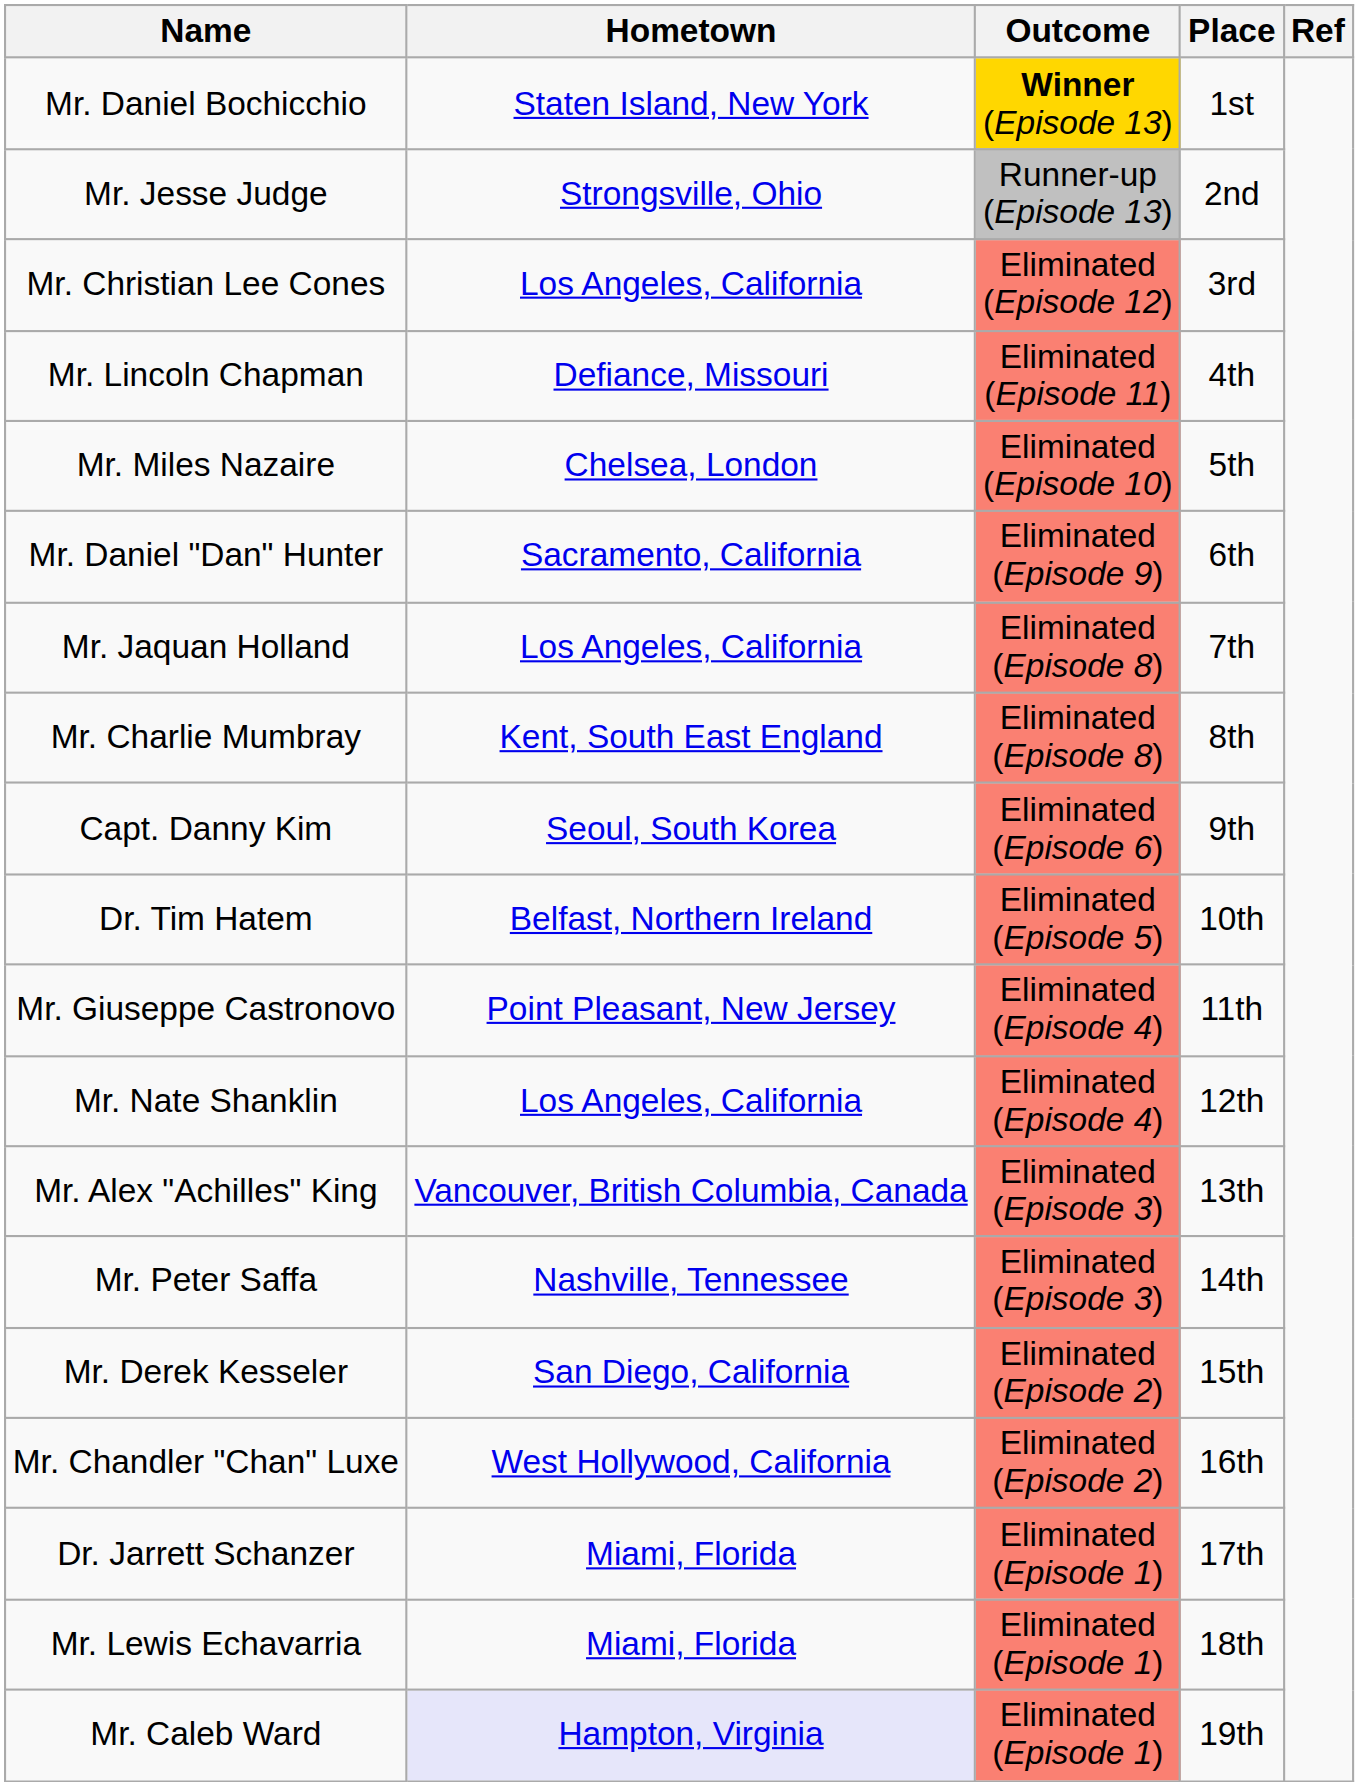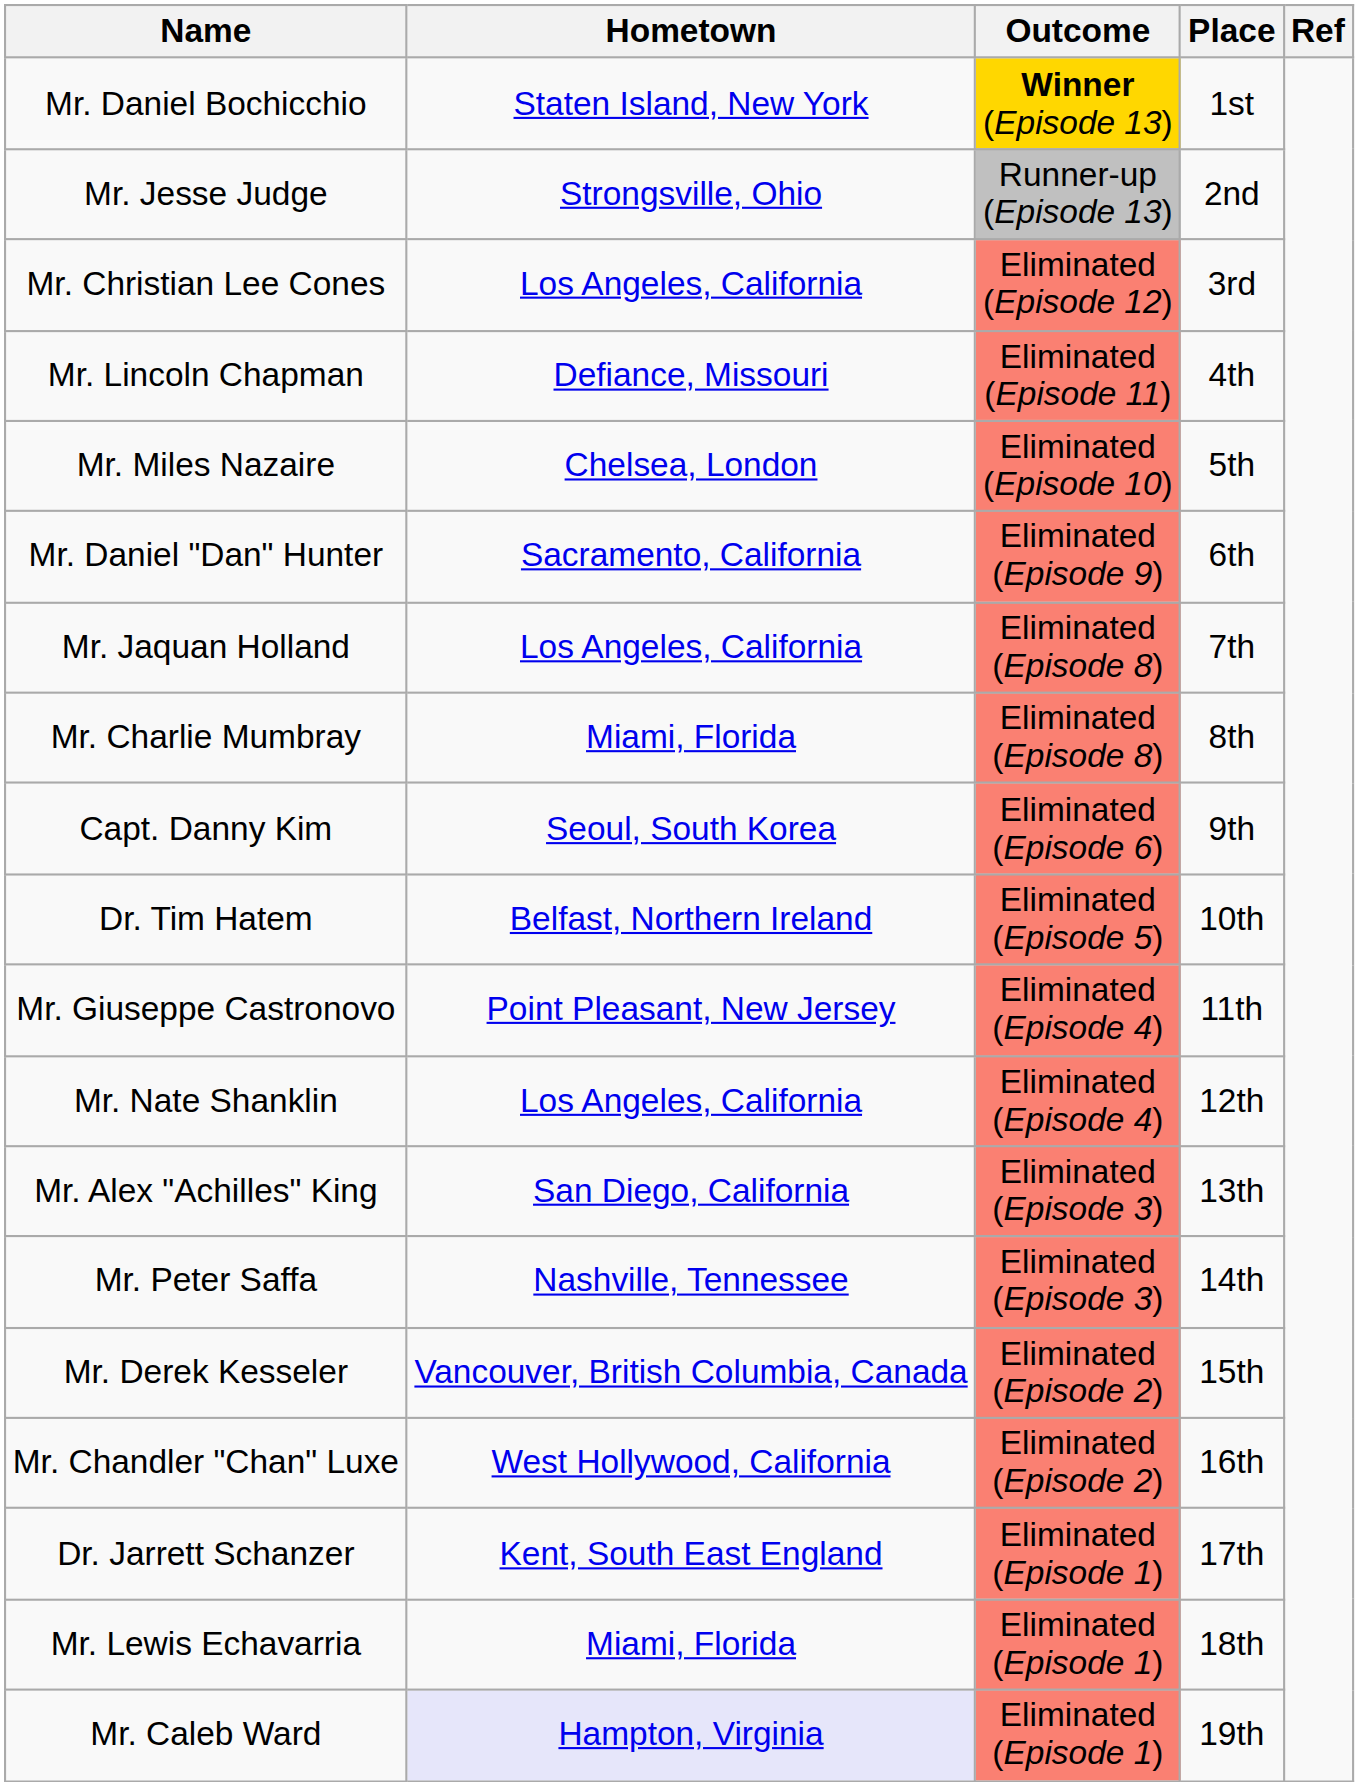(691, 737) Kent, South East England -> (691, 737) Miami, Florida
(691, 1190) Vancouver, British Columbia, Canada -> (691, 1190) San Diego, California
(691, 1372) San Diego, California -> (691, 1372) Vancouver, British Columbia, Canada
(691, 1553) Miami, Florida -> (691, 1553) Kent, South East England
